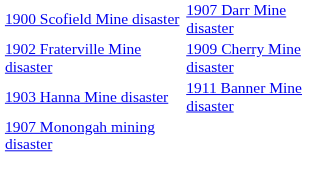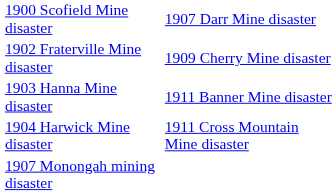+ row: (67, 135)
